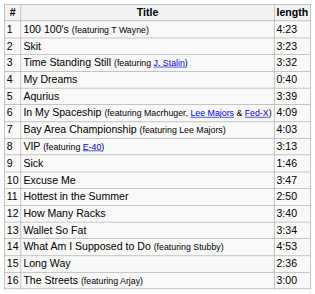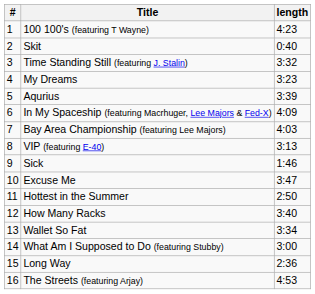(287, 46) 3:23 -> (287, 46) 0:40
(287, 79) 0:40 -> (287, 79) 3:23
(287, 247) 4:53 -> (287, 247) 3:00
(287, 280) 3:00 -> (287, 280) 4:53
